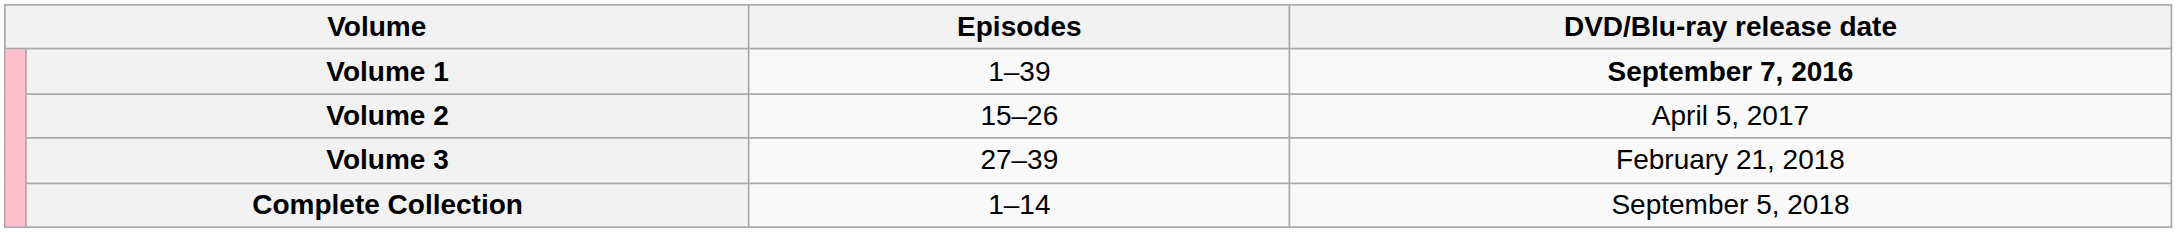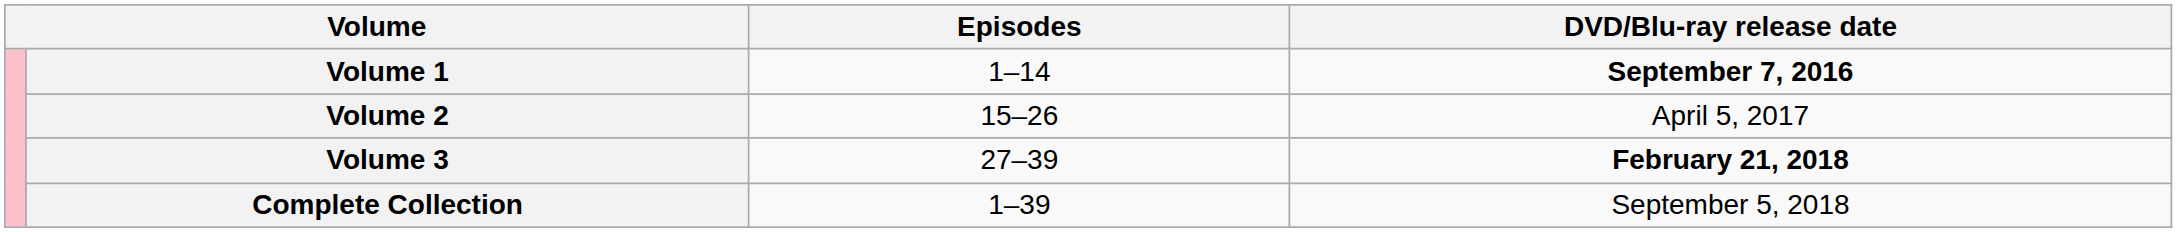(1019, 71) 1–39 -> (1019, 71) 1–14
(1730, 159) normal -> (1730, 159) bold
(1019, 204) 1–14 -> (1019, 204) 1–39
